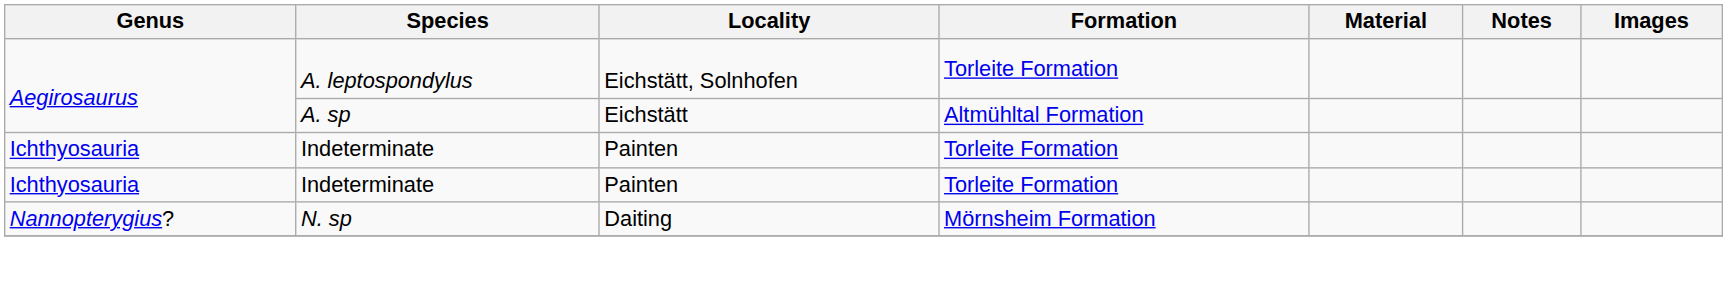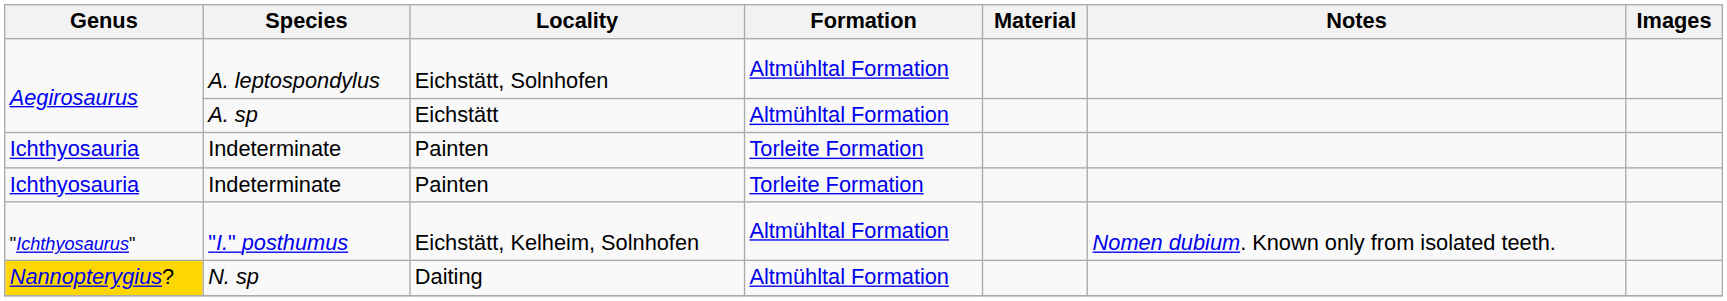(1031, 68) Torleite Formation -> (849, 68) Altmühltal Formation
+ row: (278, 243)
(92, 218) no background -> (92, 277) gold background
(1050, 218) Mörnsheim Formation -> (849, 277) Altmühltal Formation
